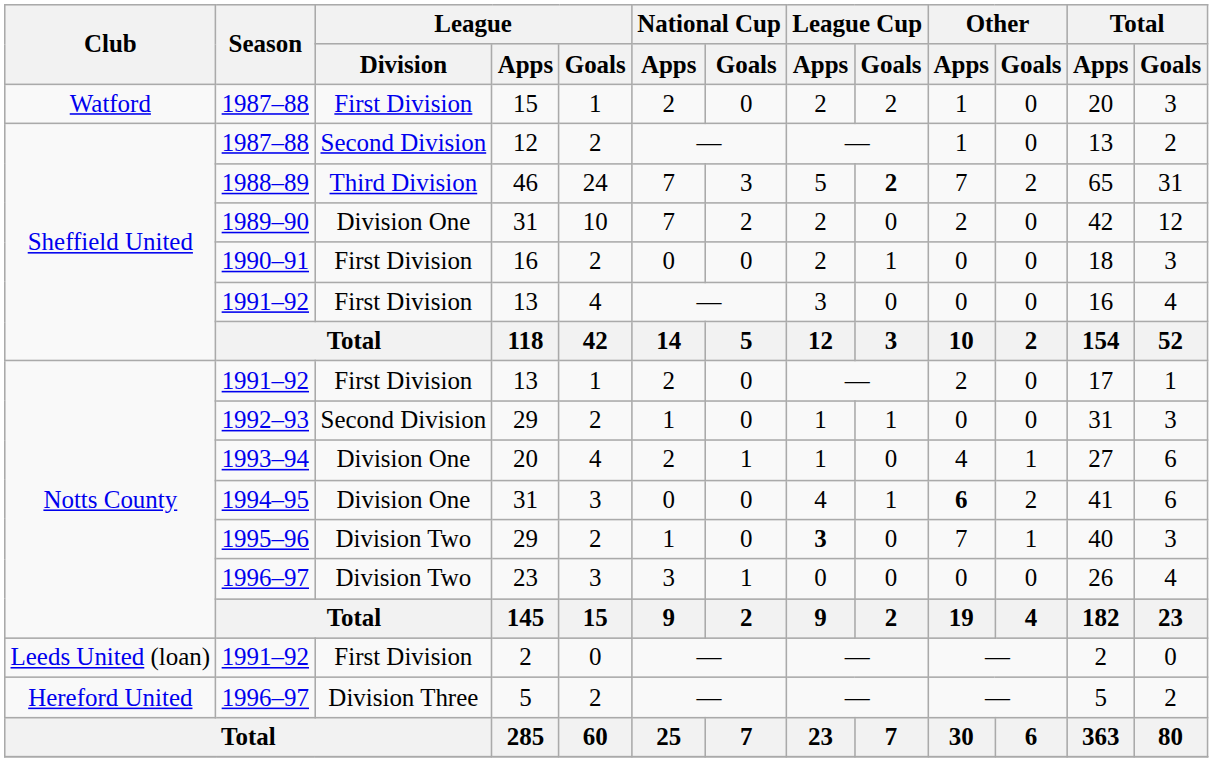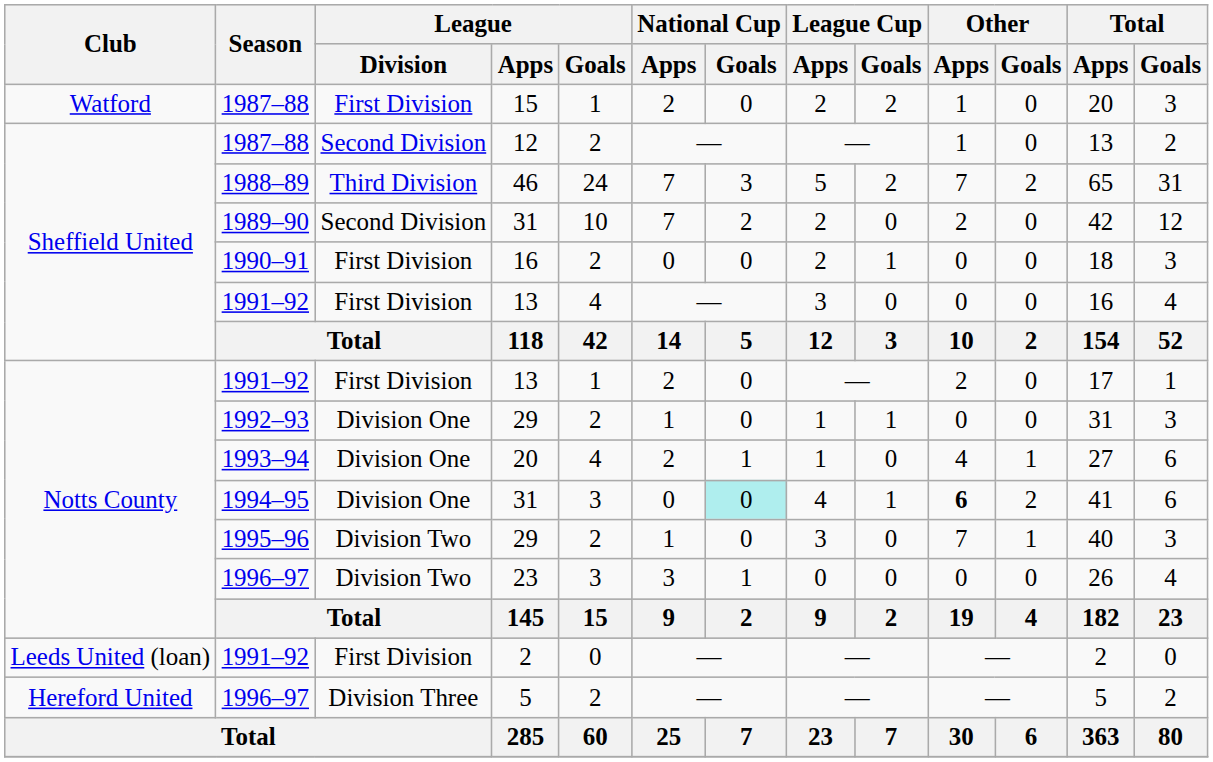(891, 182) bold -> (891, 182) normal
(403, 222) Division One -> (403, 222) Second Division
(403, 420) Second Division -> (403, 420) Division One
(746, 499) no background -> (746, 499) paleturquoise background
(820, 538) bold -> (820, 538) normal
